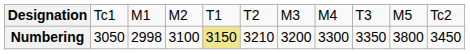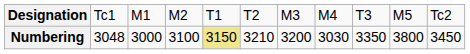(109, 37) 3050 -> (109, 37) 3048
(147, 37) 2998 -> (147, 37) 3000
(333, 37) 3300 -> (333, 37) 3030
